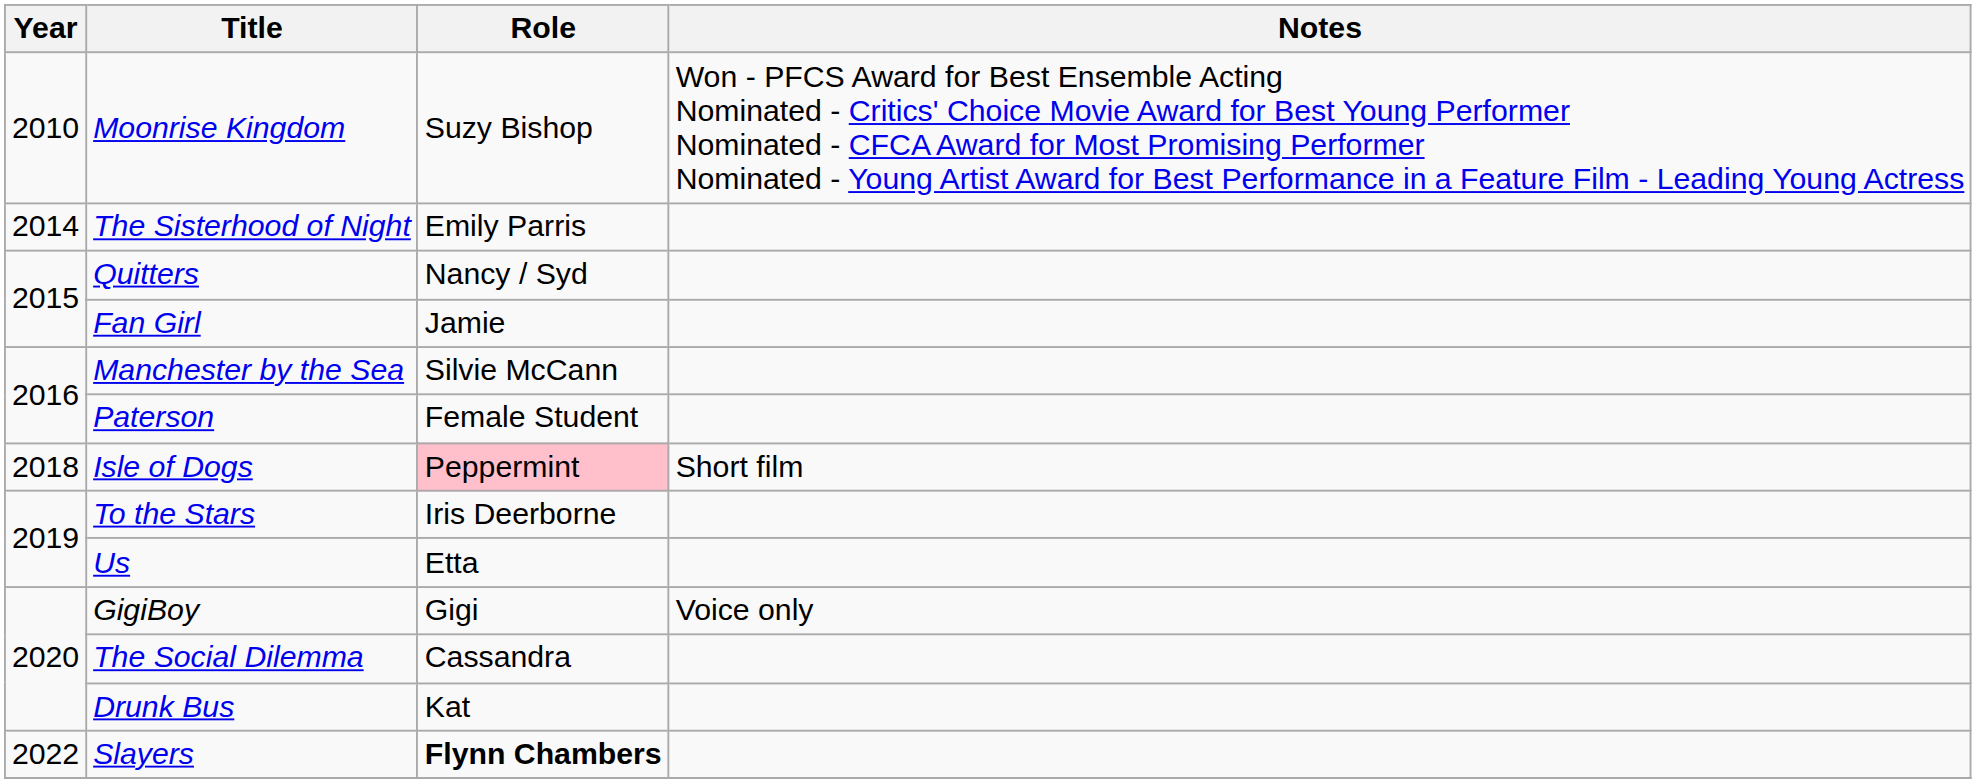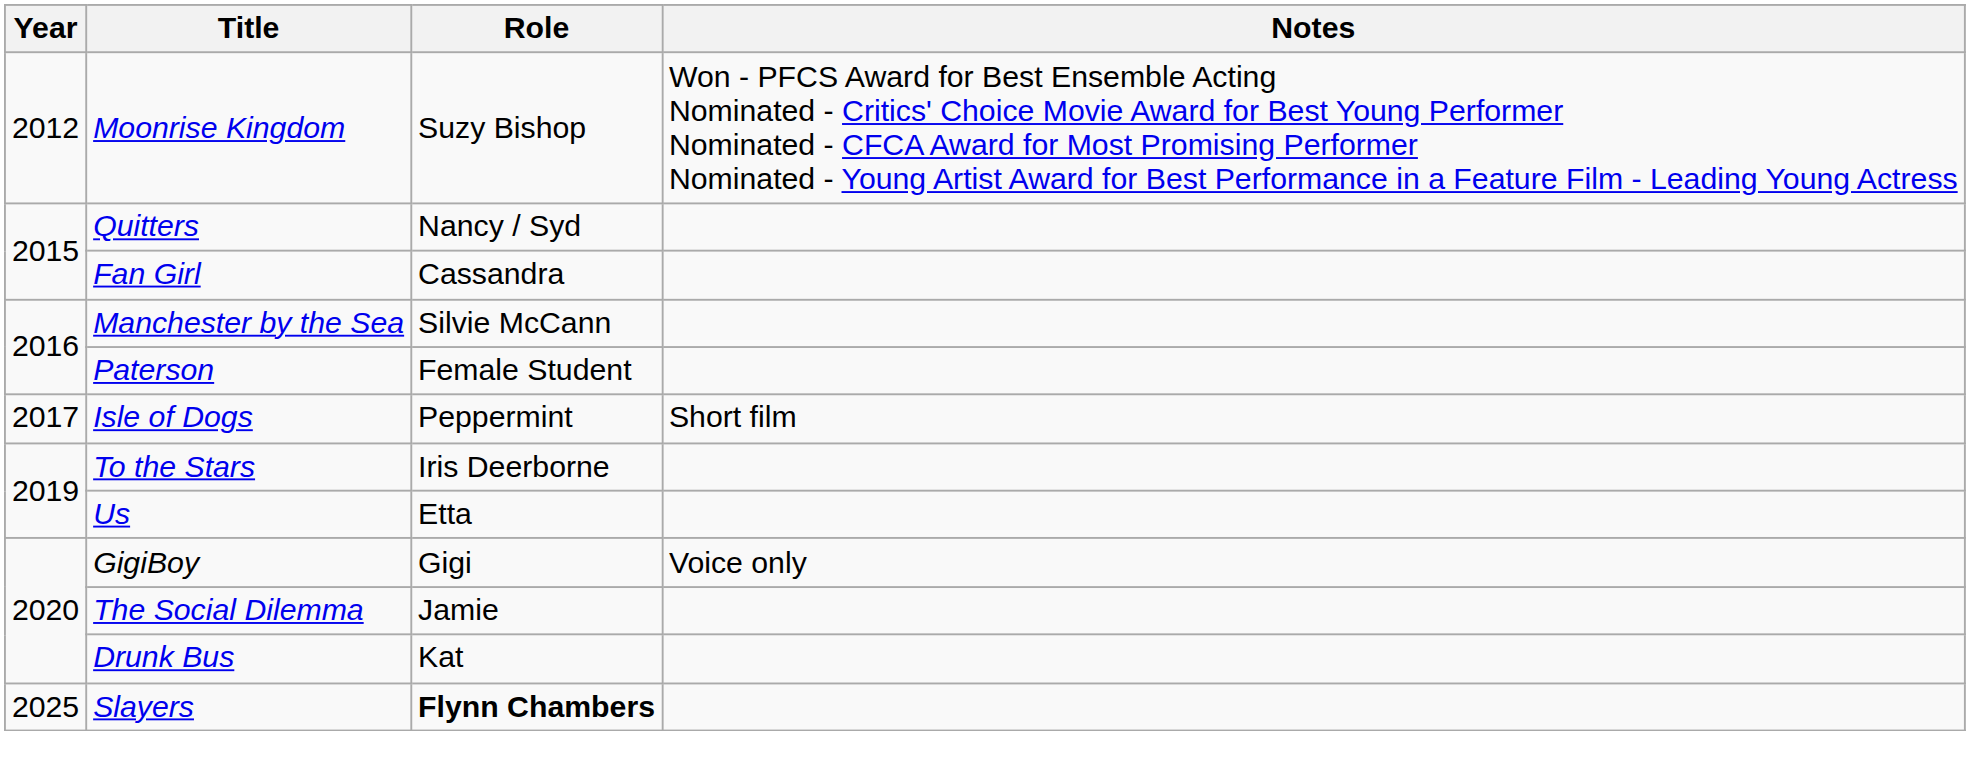(46, 127) 2010 -> (46, 127) 2012
- row: (252, 226)
(465, 322) Jamie -> (491, 274) Cassandra
(46, 466) 2018 -> (46, 418) 2017
(502, 466) pink background -> (495, 418) no background
(498, 658) Cassandra -> (458, 610) Jamie
(46, 754) 2022 -> (46, 706) 2025
